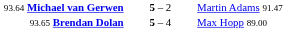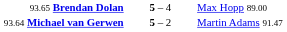rows swapped: (77, 22) <-> (64, 8)
